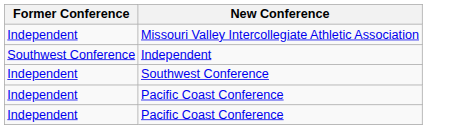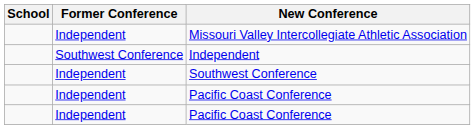+ column: (28, 14)
